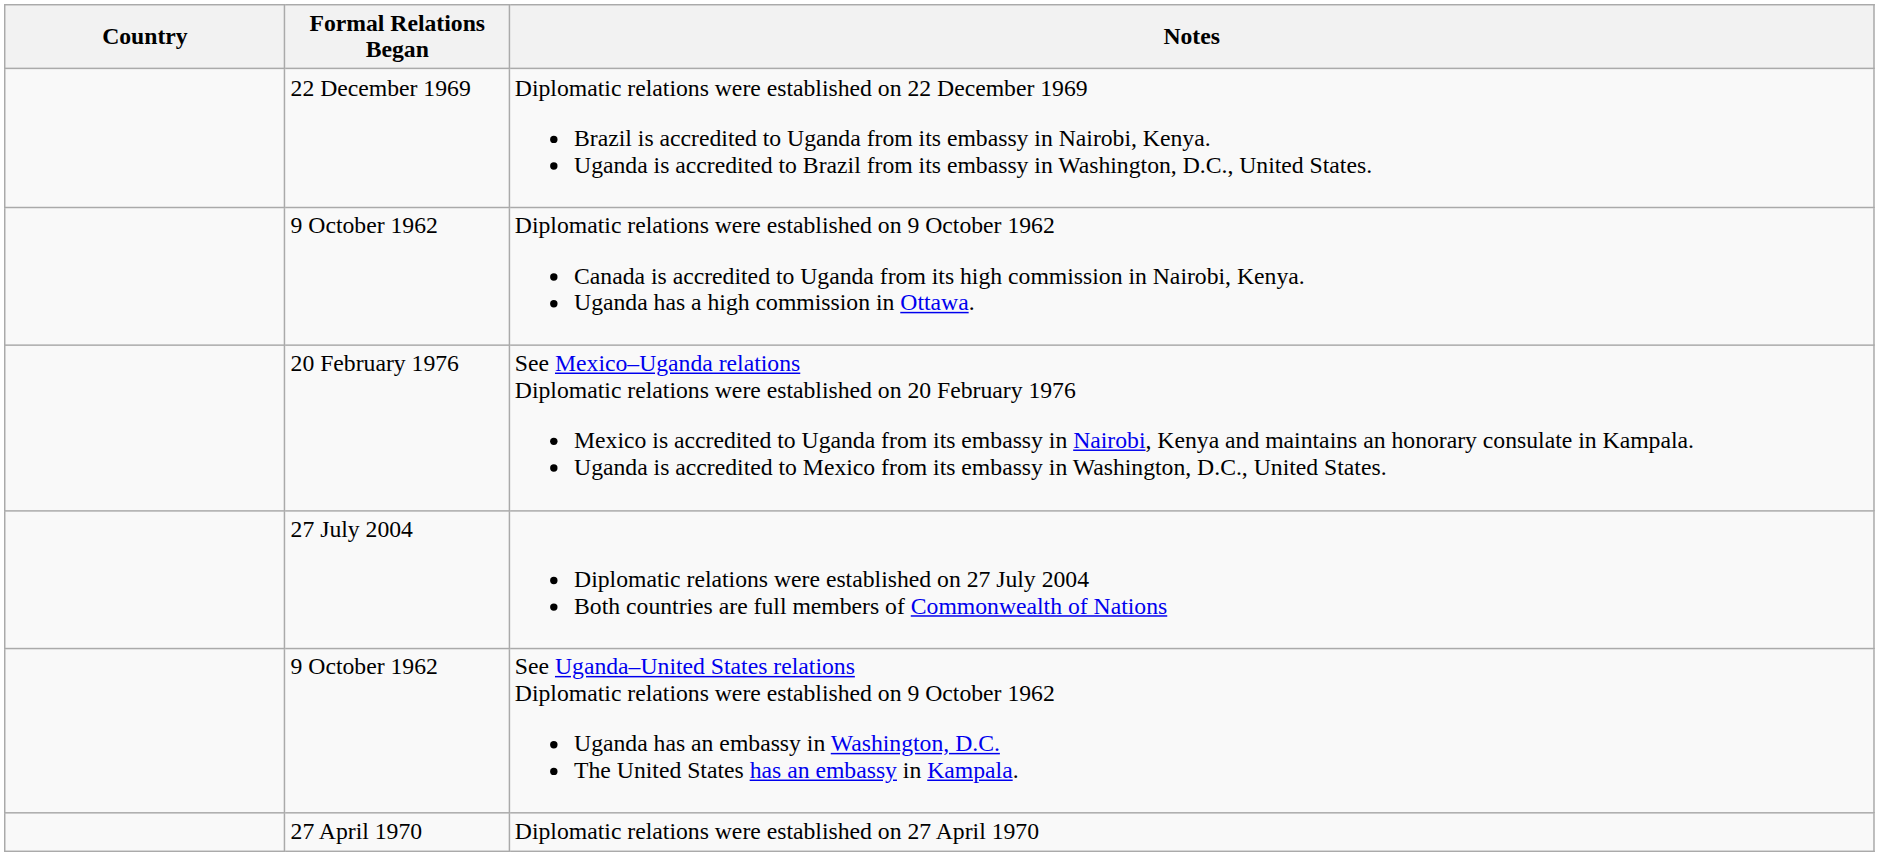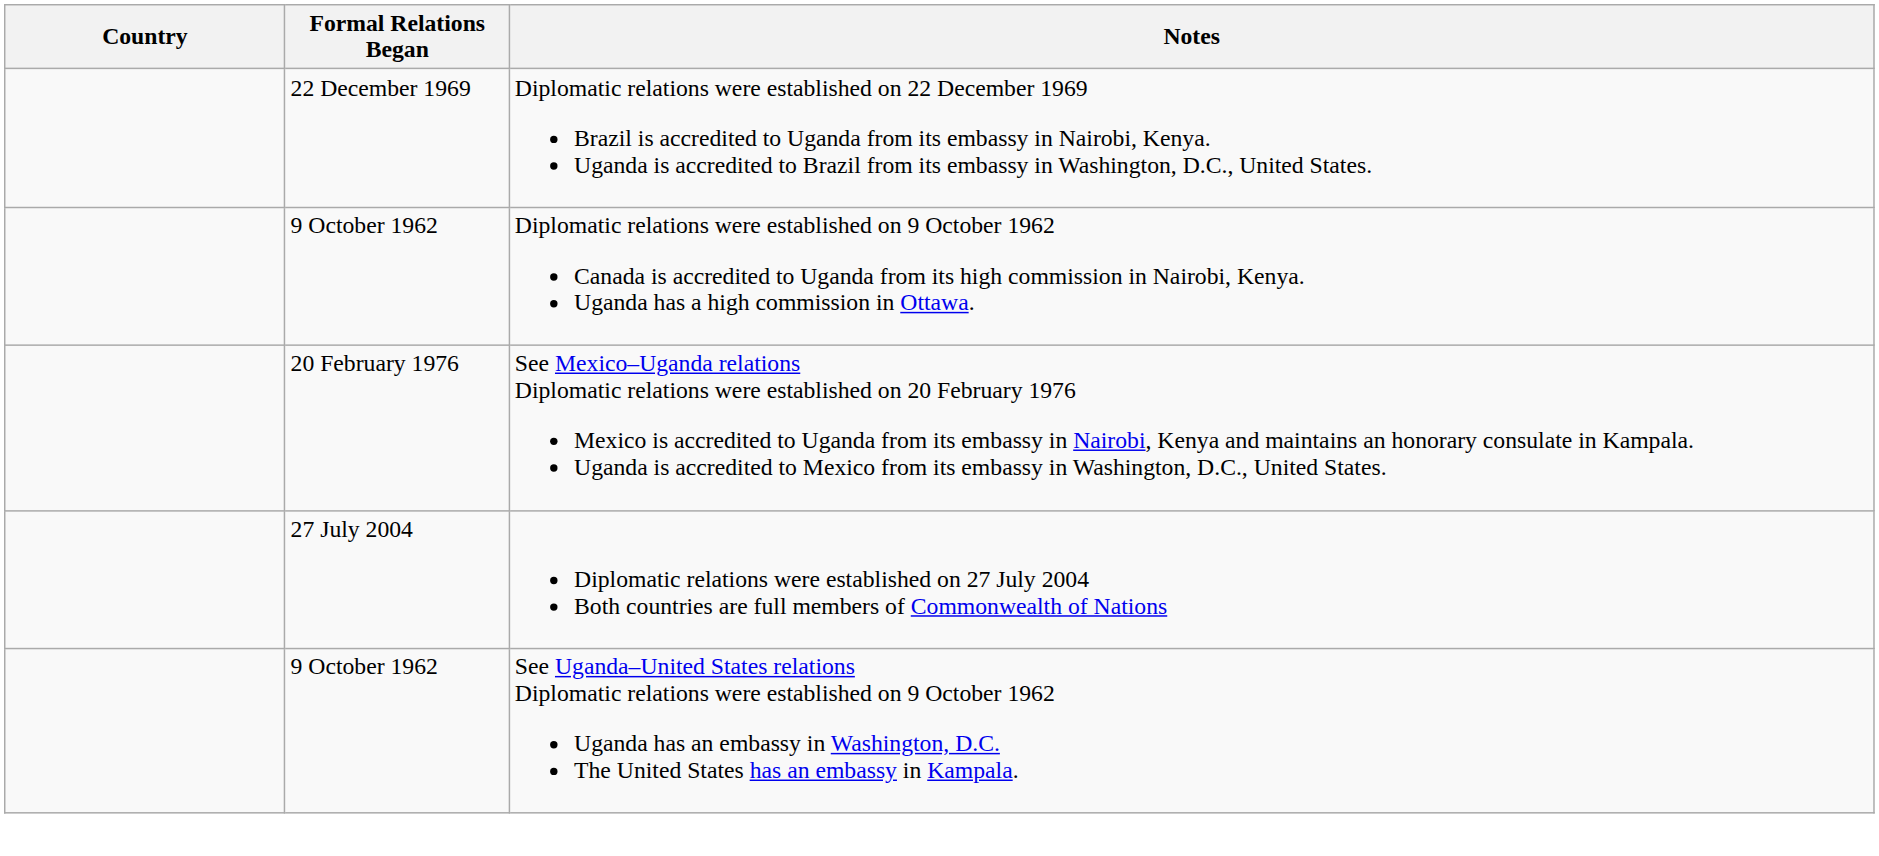- row: (777, 831)
